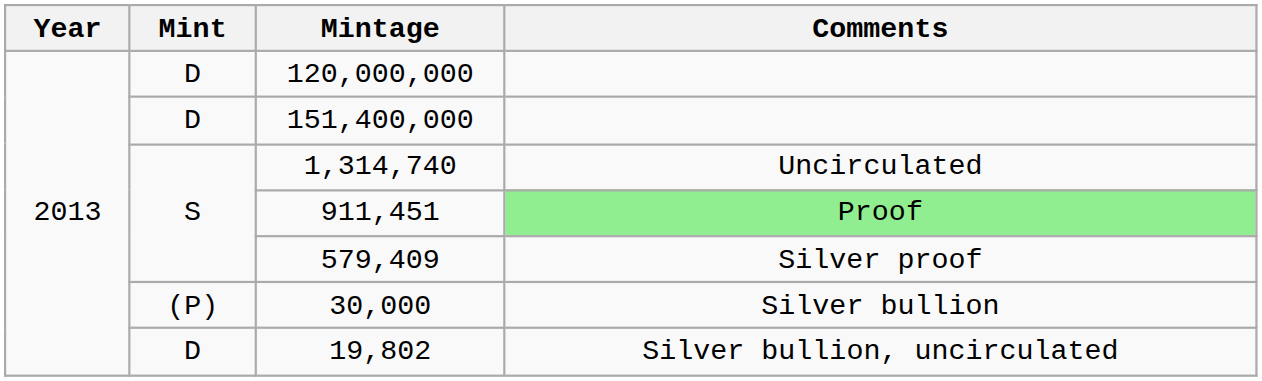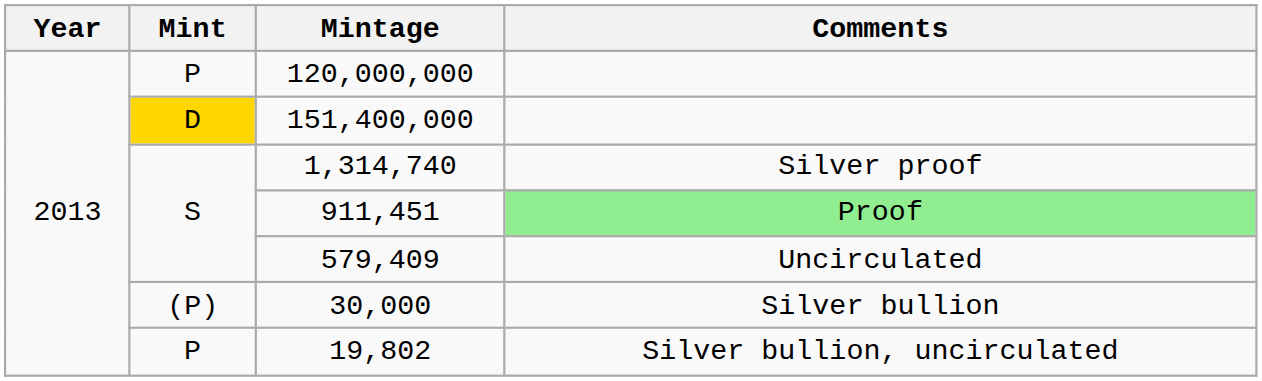(193, 74) D -> (193, 74) P
(193, 121) no background -> (193, 121) gold background
(880, 167) Uncirculated -> (880, 167) Silver proof
(880, 259) Silver proof -> (880, 259) Uncirculated
(193, 352) D -> (193, 352) P
